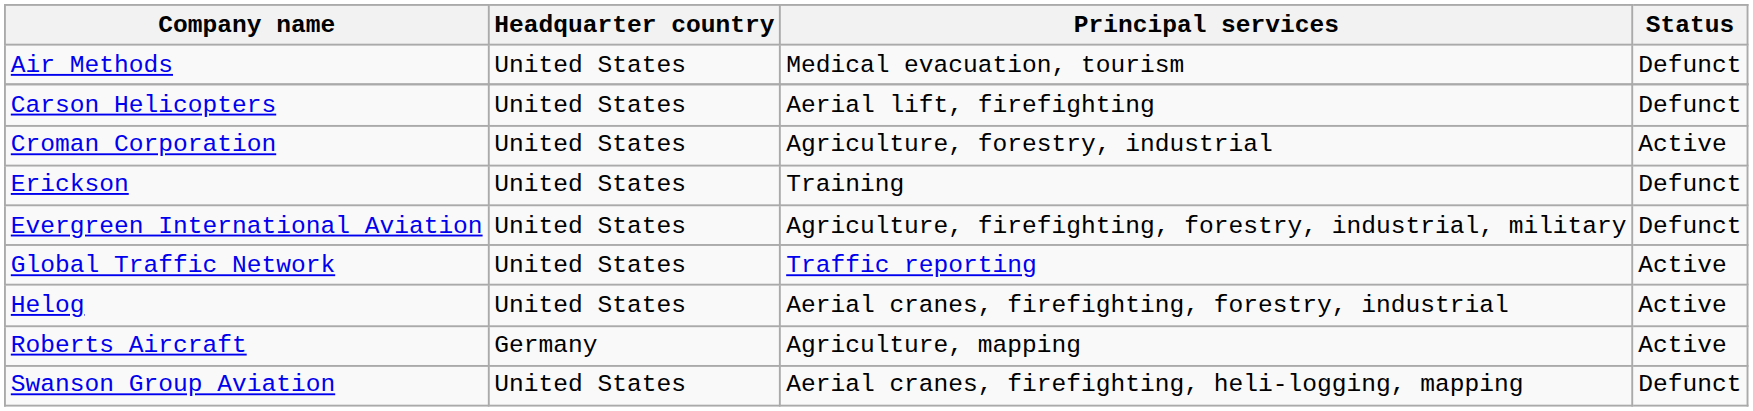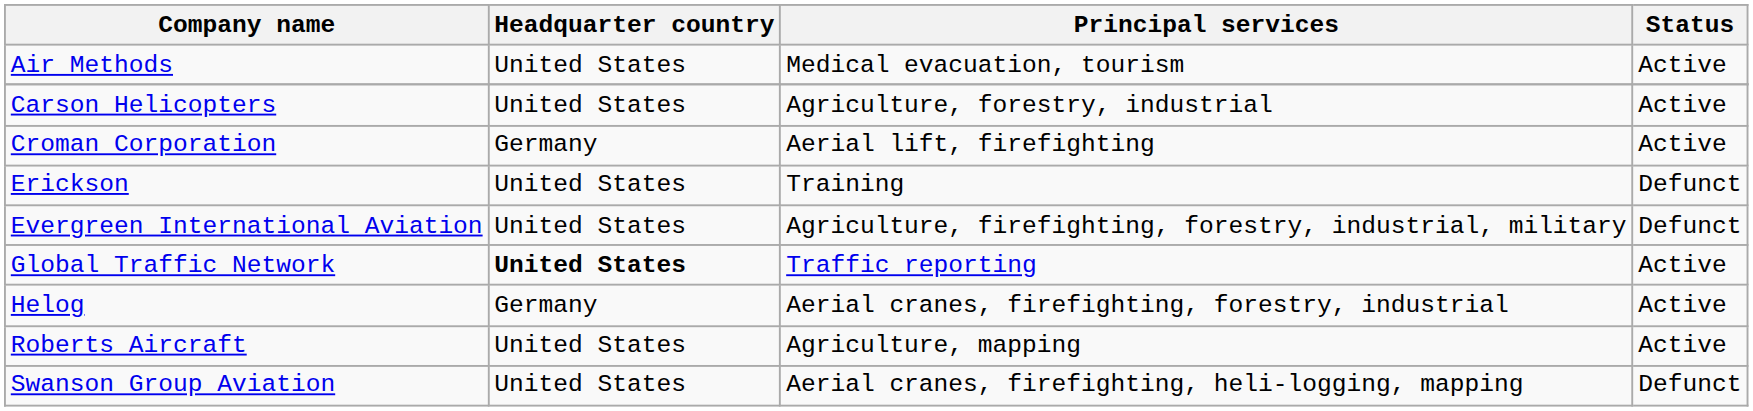(1690, 65) Defunct -> (1683, 65) Active
(970, 105) Aerial lift, firefighting -> (1029, 105) Agriculture, forestry, industrial
(1690, 105) Defunct -> (1683, 105) Active
(590, 145) United States -> (546, 145) Germany
(1029, 145) Agriculture, forestry, industrial -> (970, 145) Aerial lift, firefighting
(590, 265) normal -> (590, 265) bold
(590, 305) United States -> (546, 305) Germany
(546, 345) Germany -> (590, 345) United States
